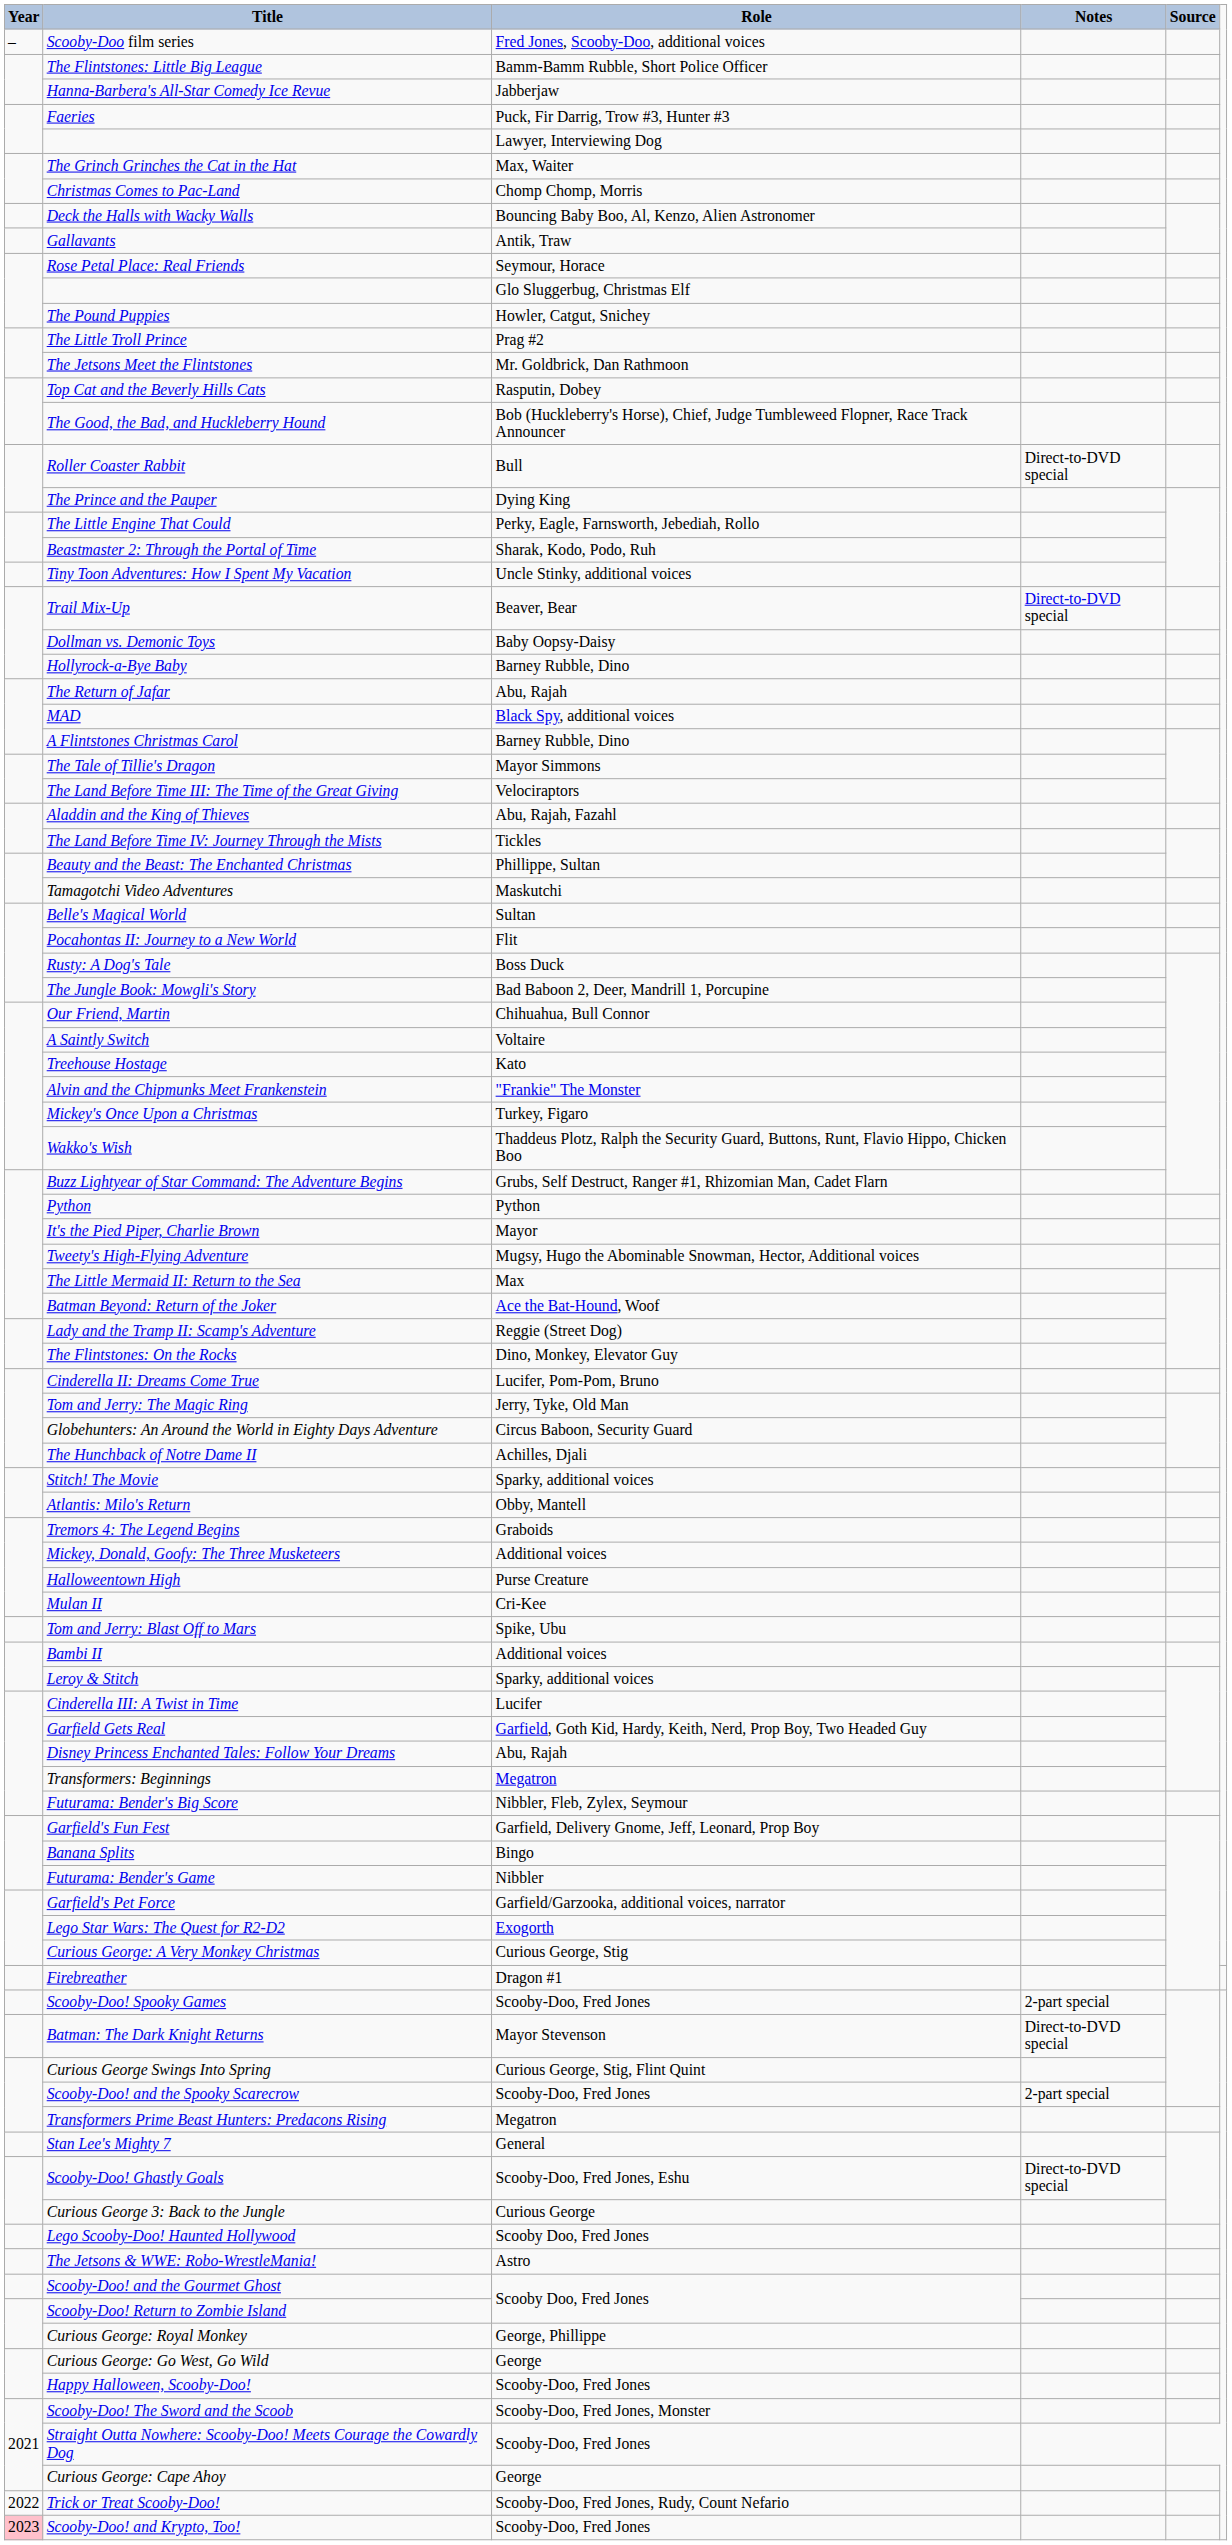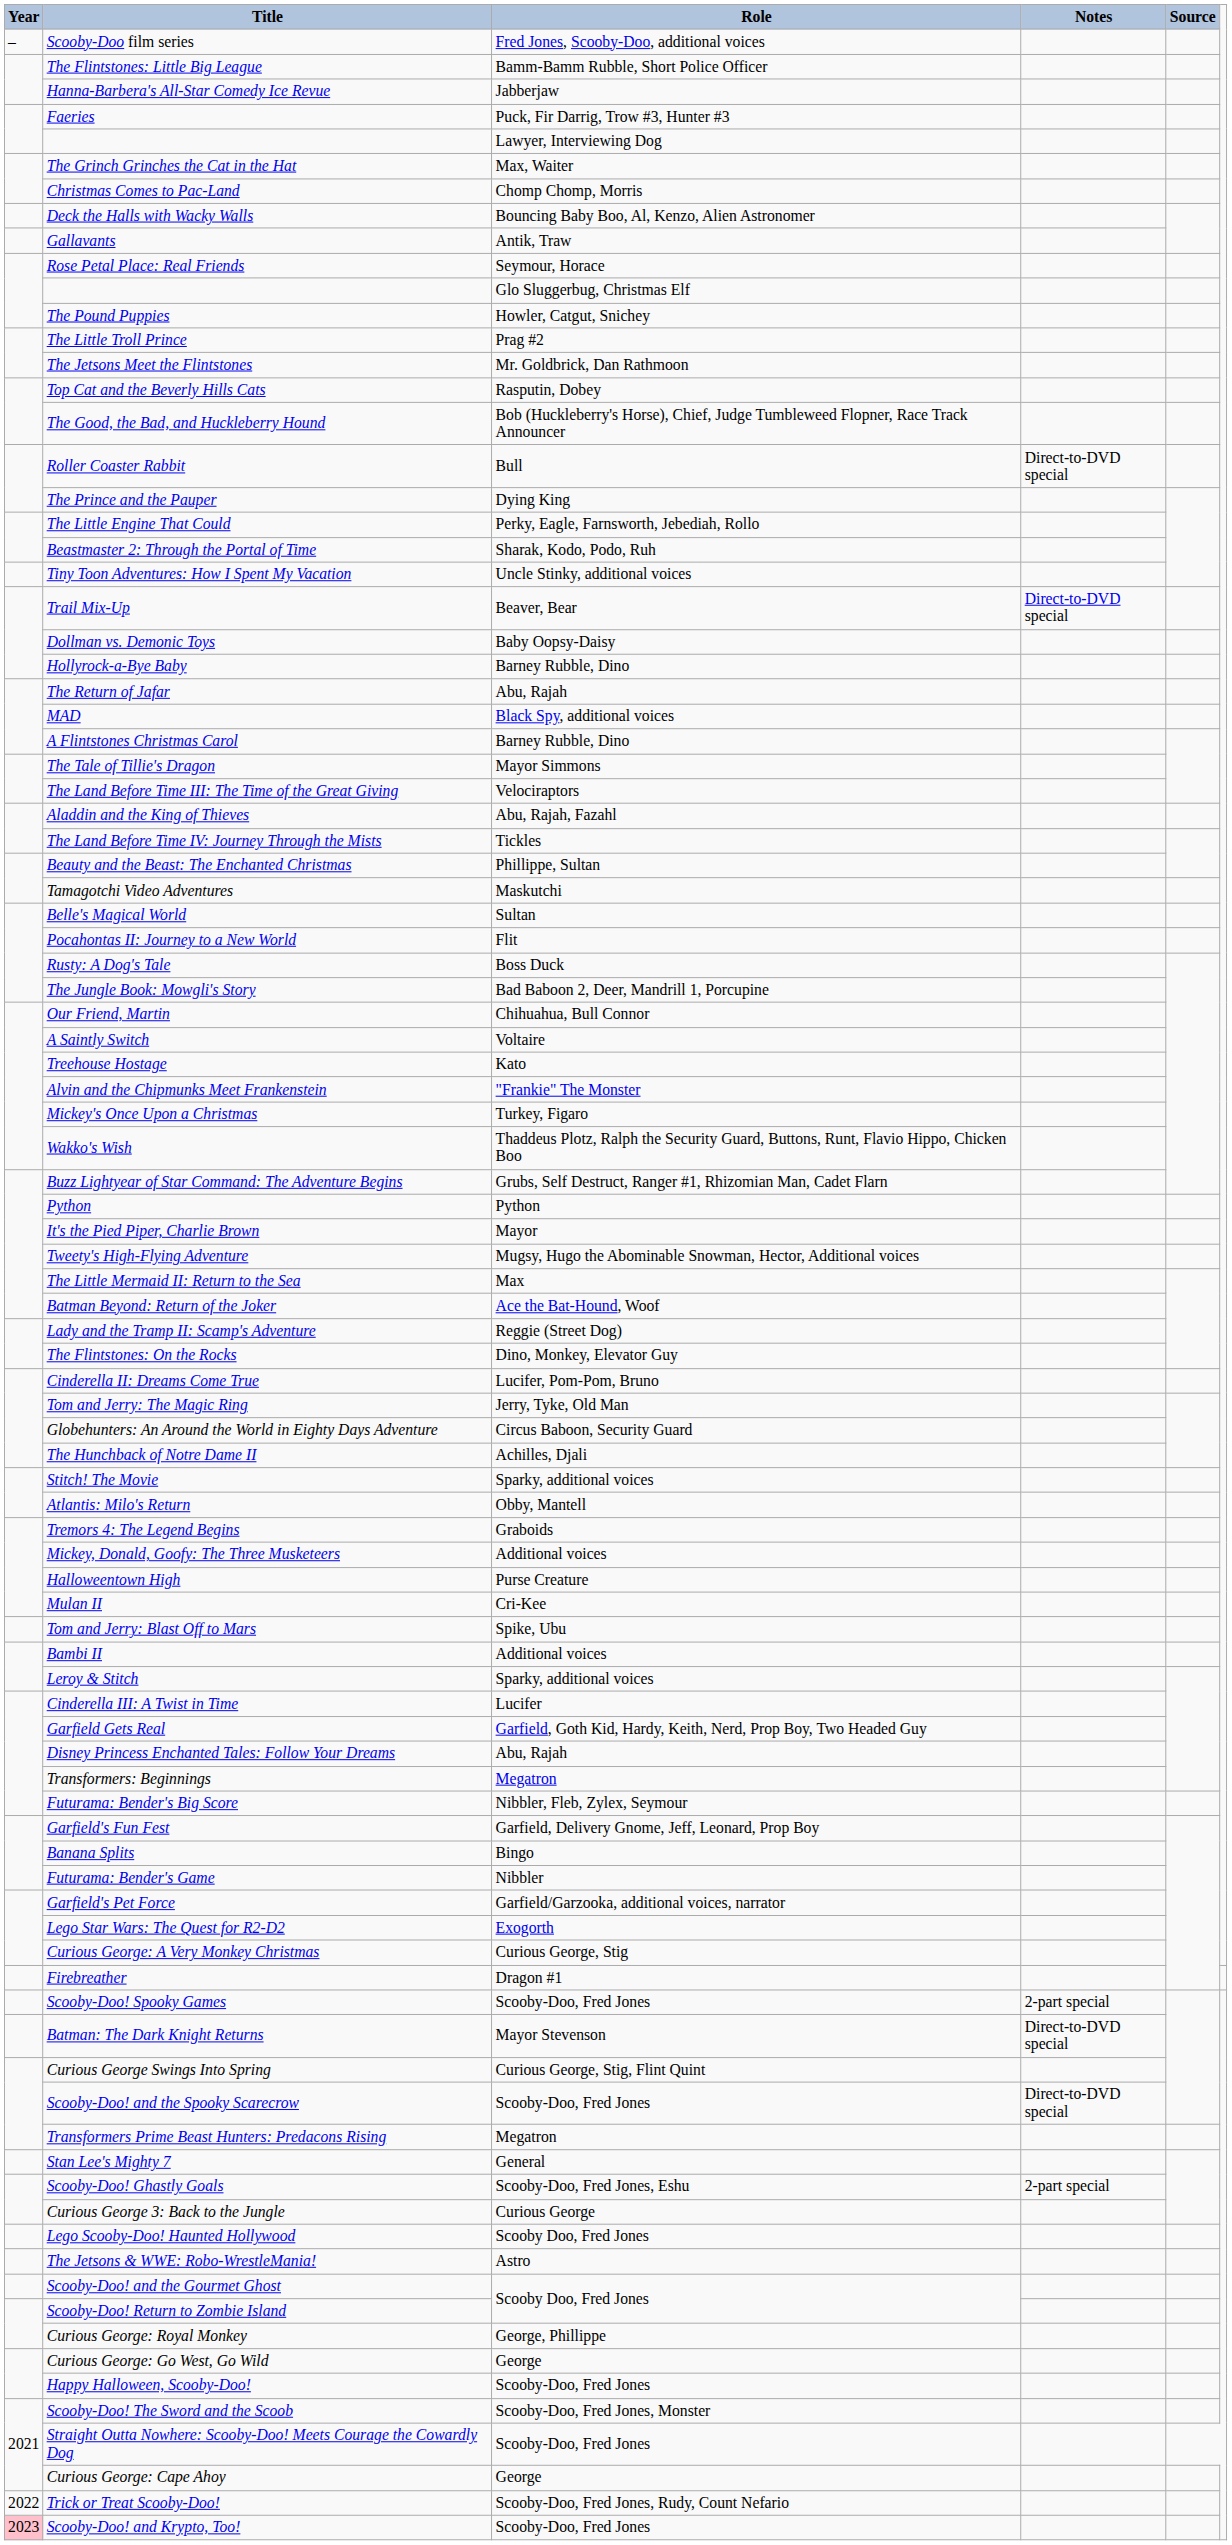(1067, 2094) 2-part special -> (1073, 2103) Direct-to-DVD special
(1073, 2177) Direct-to-DVD special -> (1067, 2186) 2-part special
